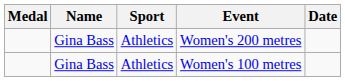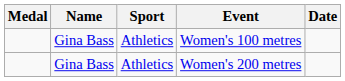rows swapped: (241, 64) <-> (241, 40)
